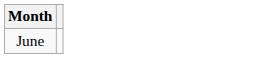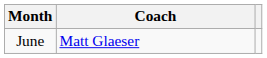+ column: (155, 16)
